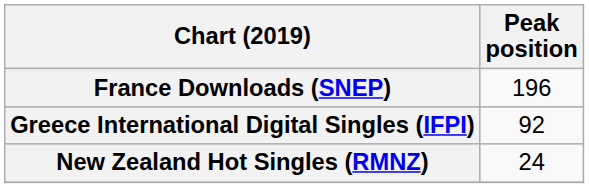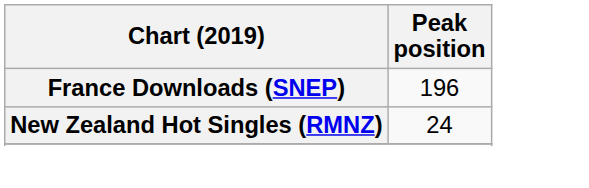- row: (242, 125)
